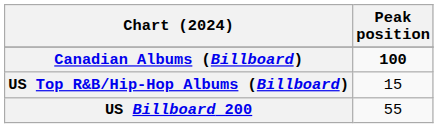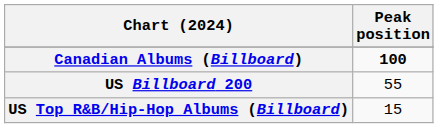rows swapped: (179, 110) <-> (179, 85)
